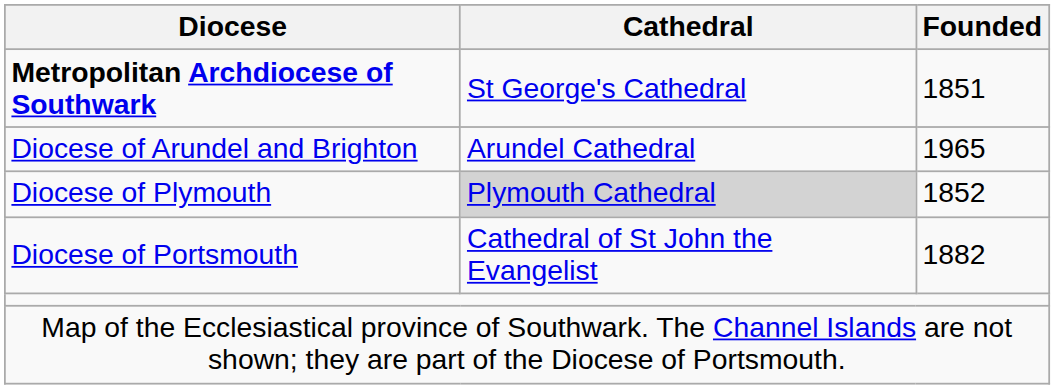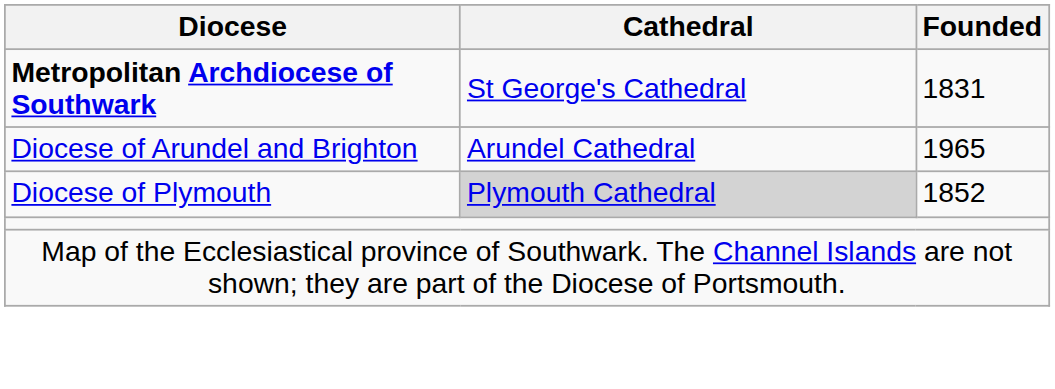(954, 87) 1851 -> (954, 87) 1831
- row: (155, 254)
